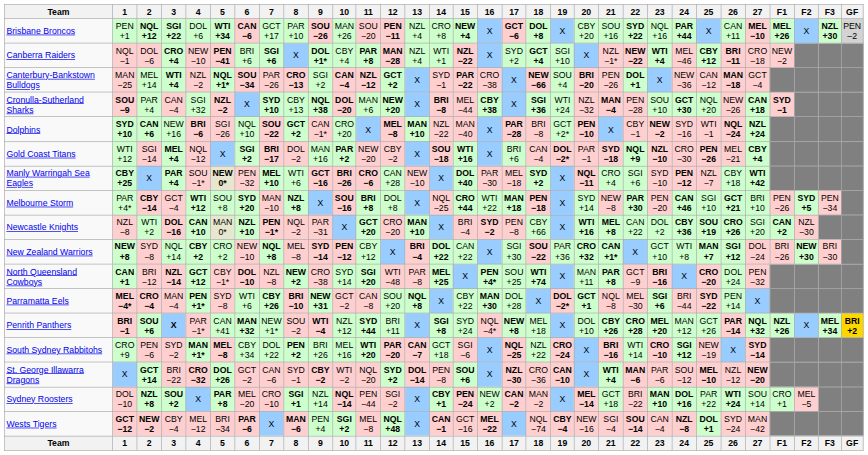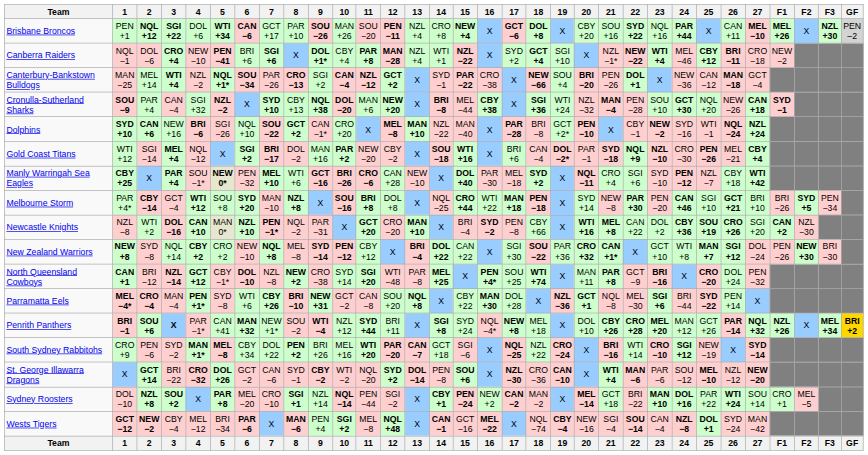(782, 203) PEN −26 -> (782, 203) BRI −26
(782, 252) BRI −26 -> (782, 252) PEN −26
(562, 301) DOL −2* -> (562, 301) NZL −36
